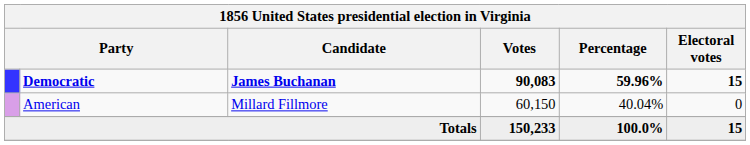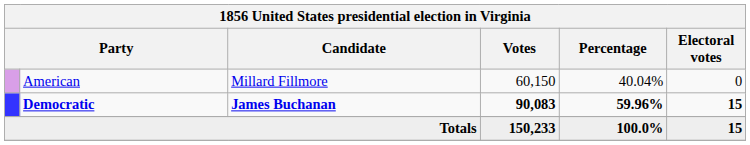rows swapped: (59, 81) <-> (52, 105)
